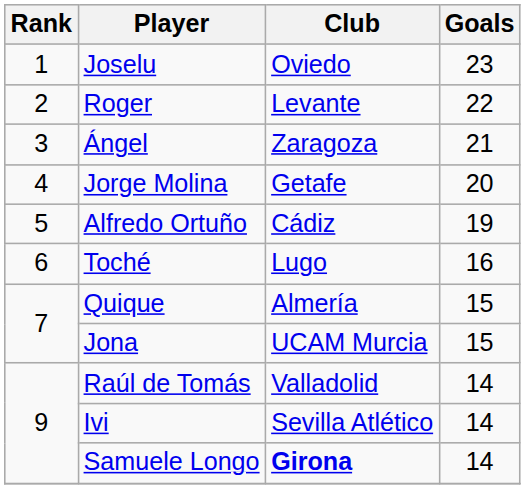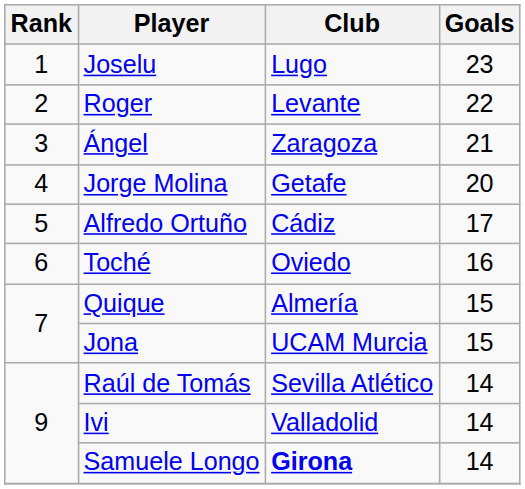(311, 64) Oviedo -> (299, 64) Lugo
(480, 223) 19 -> (480, 223) 17
(299, 263) Lugo -> (311, 263) Oviedo
(325, 382) Valladolid -> (352, 382) Sevilla Atlético
(352, 422) Sevilla Atlético -> (325, 422) Valladolid
